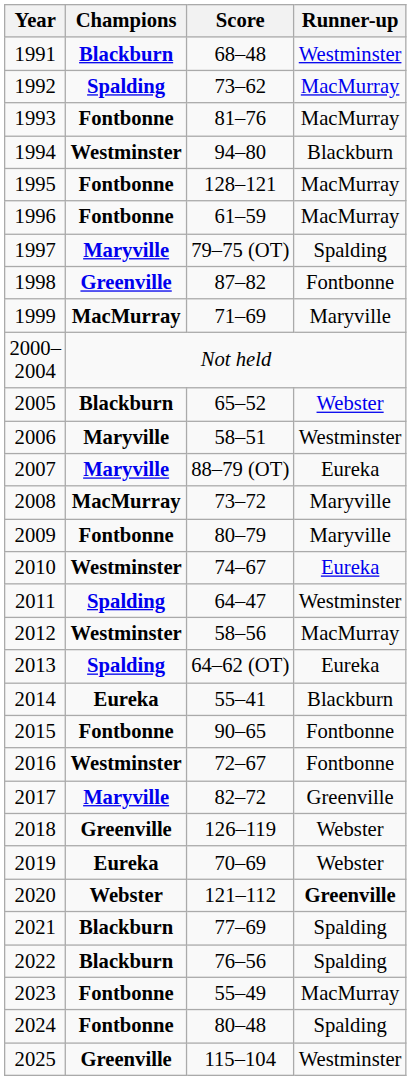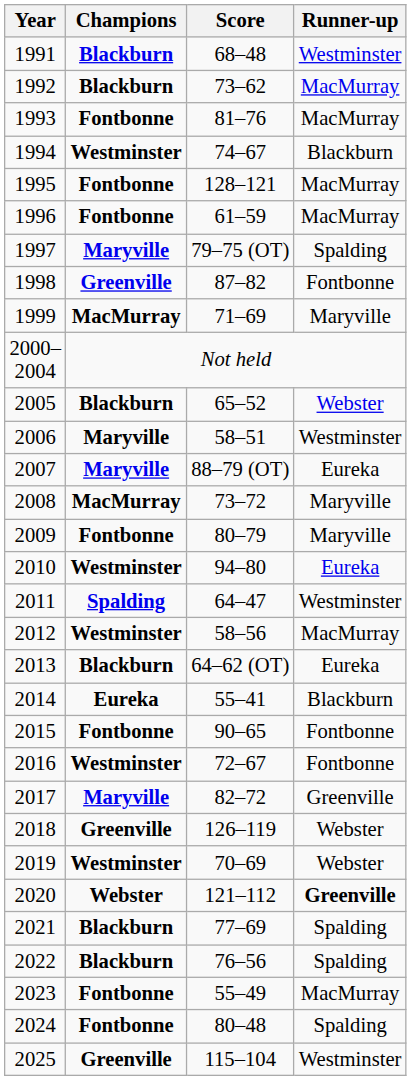(126, 86) Spalding -> (126, 86) Blackburn
(240, 151) 94–80 -> (240, 151) 74–67
(240, 567) 74–67 -> (240, 567) 94–80
(126, 666) Spalding -> (126, 666) Blackburn
(126, 862) Eureka -> (126, 862) Westminster
